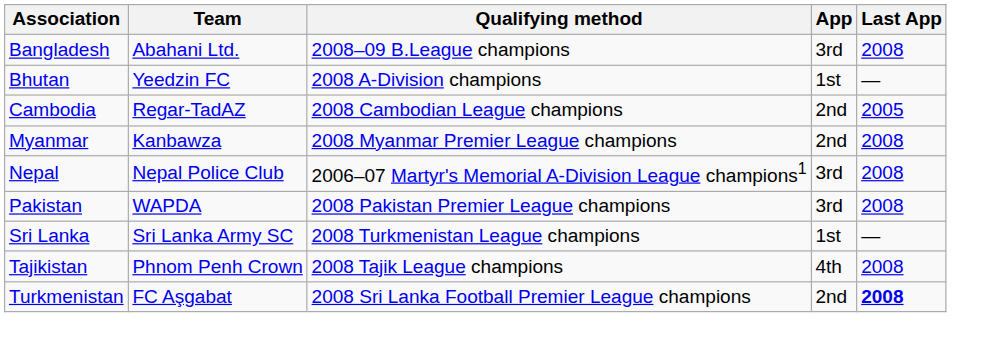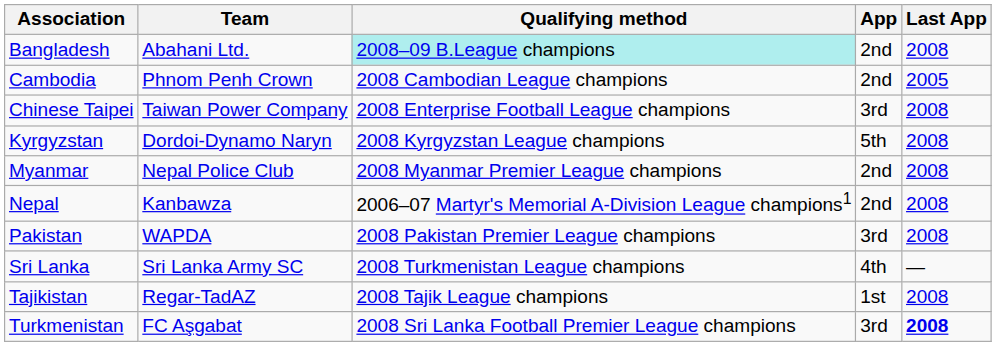(441, 49) no background -> (486, 49) paleturquoise background
(829, 49) 3rd -> (876, 49) 2nd
- row: (39, 79)
(189, 110) Regar-TadAZ -> (228, 79) Phnom Penh Crown
+ row: (71, 110)
+ row: (56, 140)
(177, 140) Kanbawza -> (218, 170) Nepal Police Club
(208, 173) Nepal Police Club -> (187, 203) Kanbawza
(829, 173) 3rd -> (876, 203) 2nd
(828, 236) 1st -> (873, 266) 4th
(218, 266) Phnom Penh Crown -> (199, 296) Regar-TadAZ
(829, 266) 4th -> (873, 296) 1st
(831, 296) 2nd -> (874, 326) 3rd
